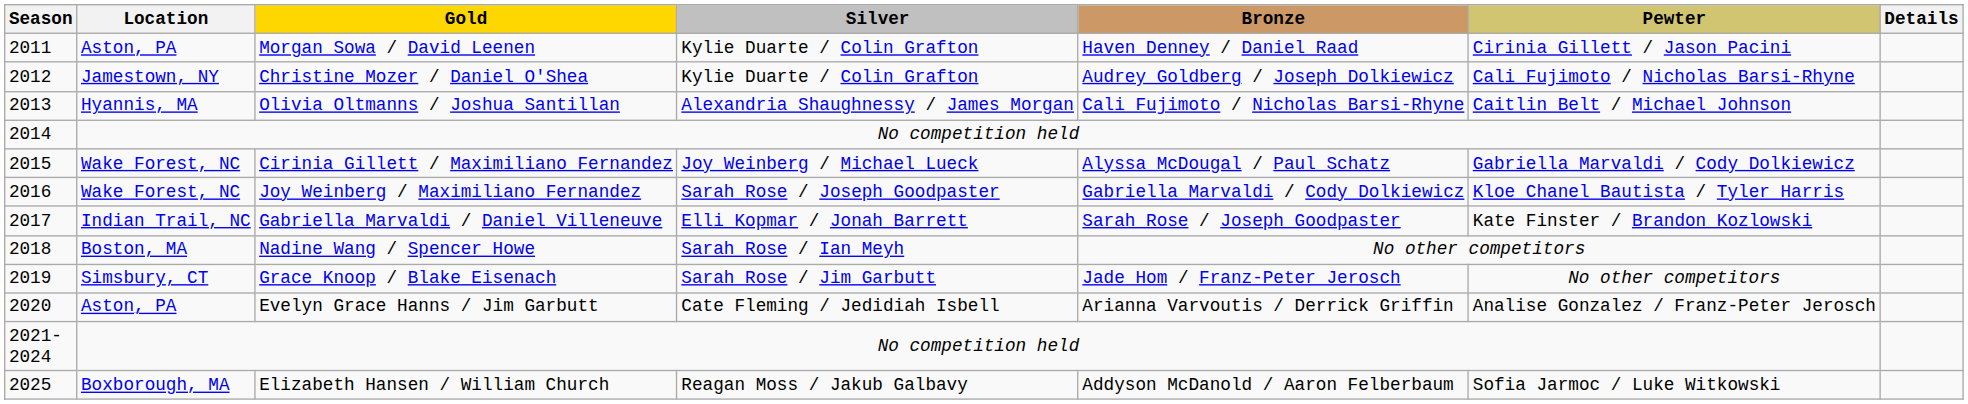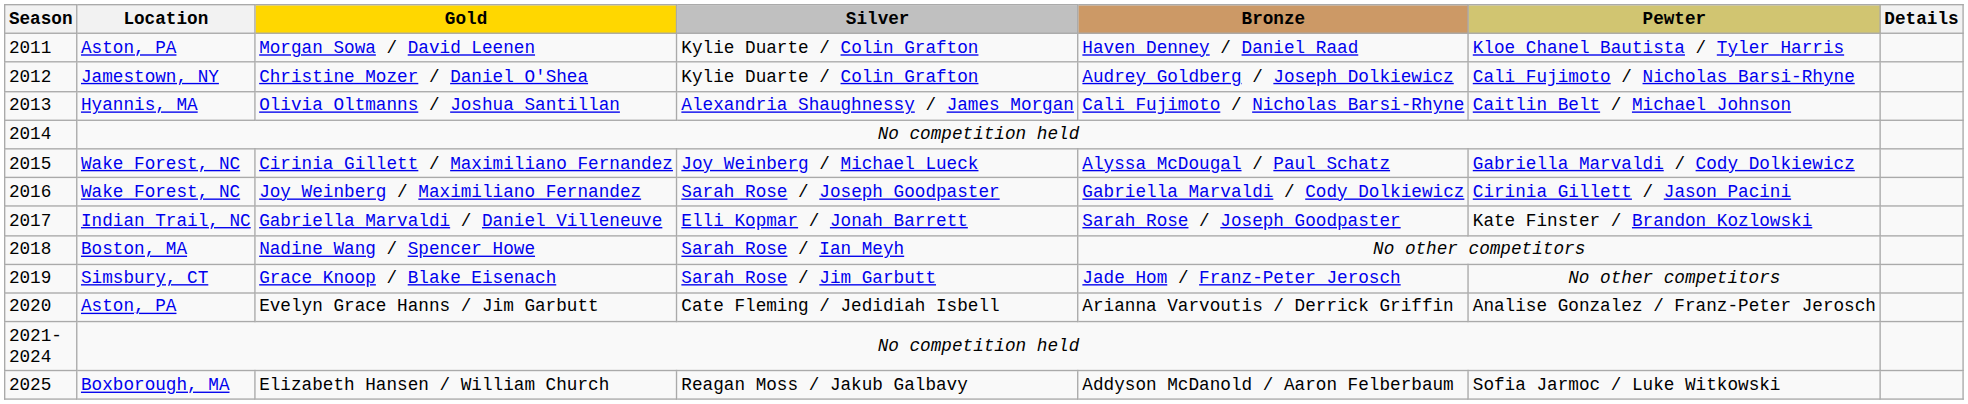(1632, 48) Cirinia Gillett / Jason Pacini -> (1658, 48) Kloe Chanel Bautista / Tyler Harris
(1658, 192) Kloe Chanel Bautista / Tyler Harris -> (1632, 192) Cirinia Gillett / Jason Pacini
